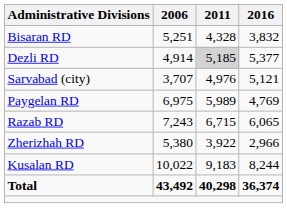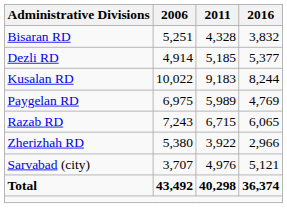(221, 57) lightgrey background -> (221, 57) no background
rows swapped: (41, 164) <-> (49, 79)
